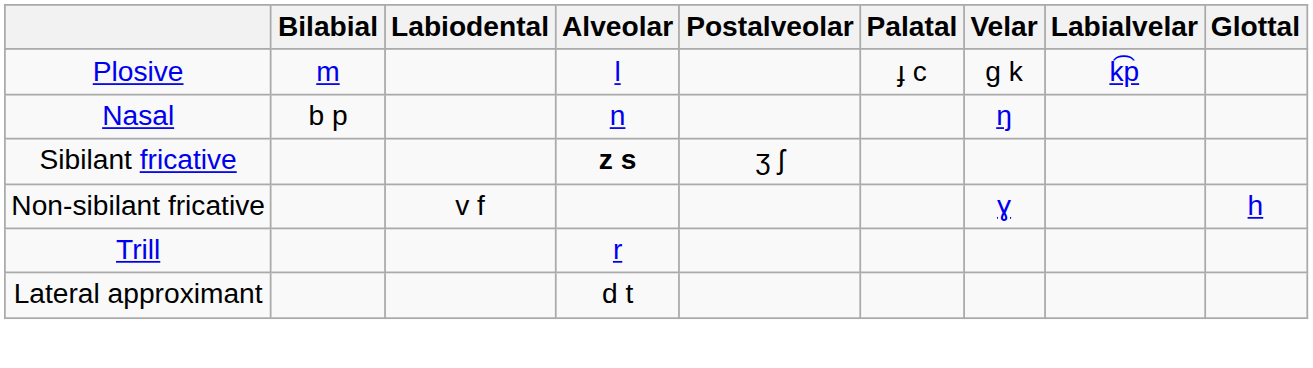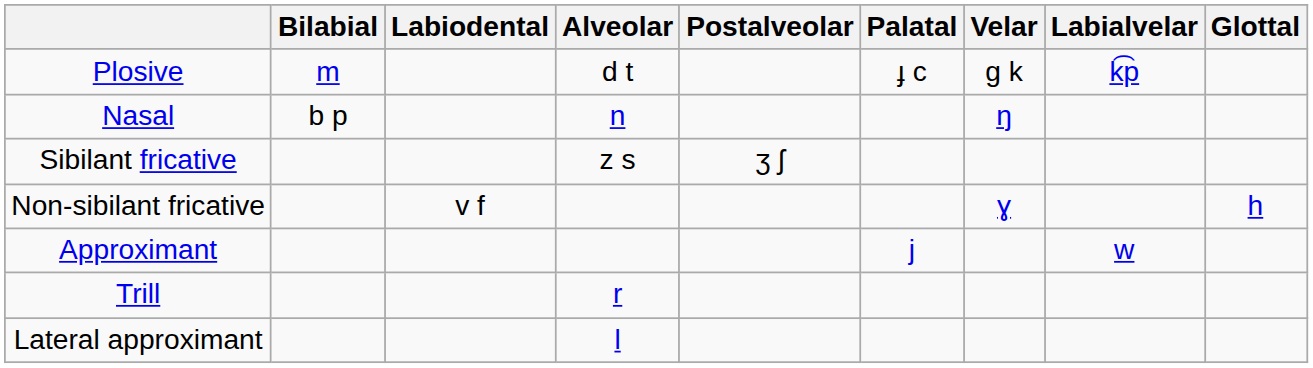(618, 71) l -> (618, 71) d t
(618, 160) bold -> (618, 160) normal
+ row: (138, 250)
(618, 294) d t -> (618, 339) l
